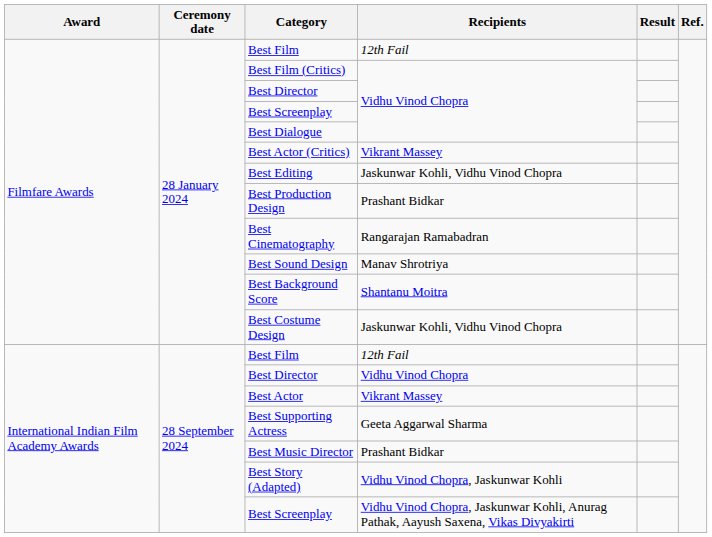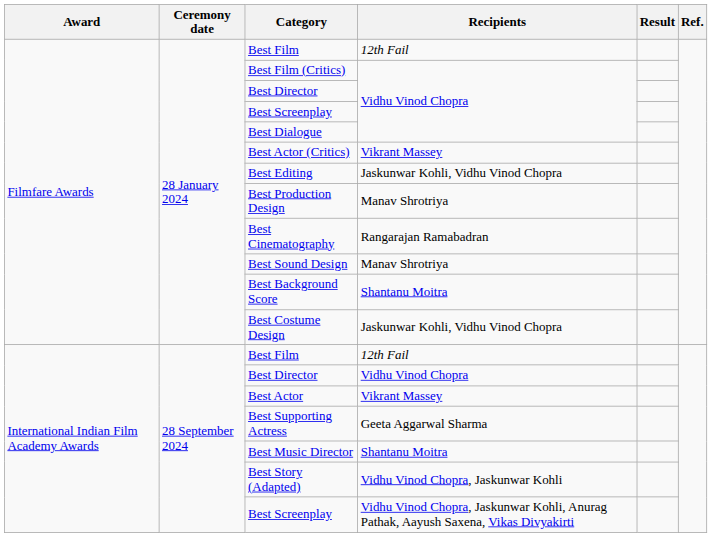(402, 201) Prashant Bidkar -> (404, 201) Manav Shrotriya
(402, 451) Prashant Bidkar -> (404, 451) Shantanu Moitra
